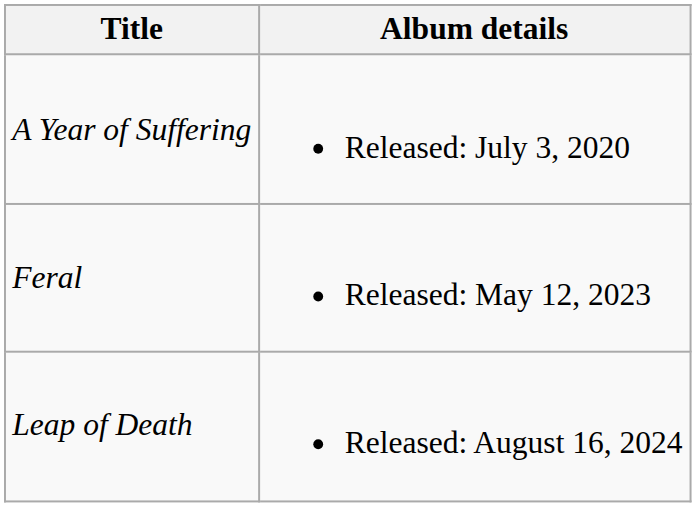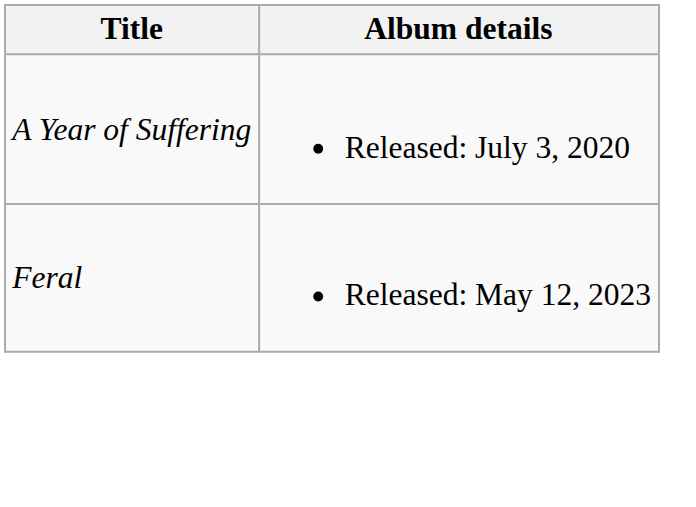- row: (102, 425)
